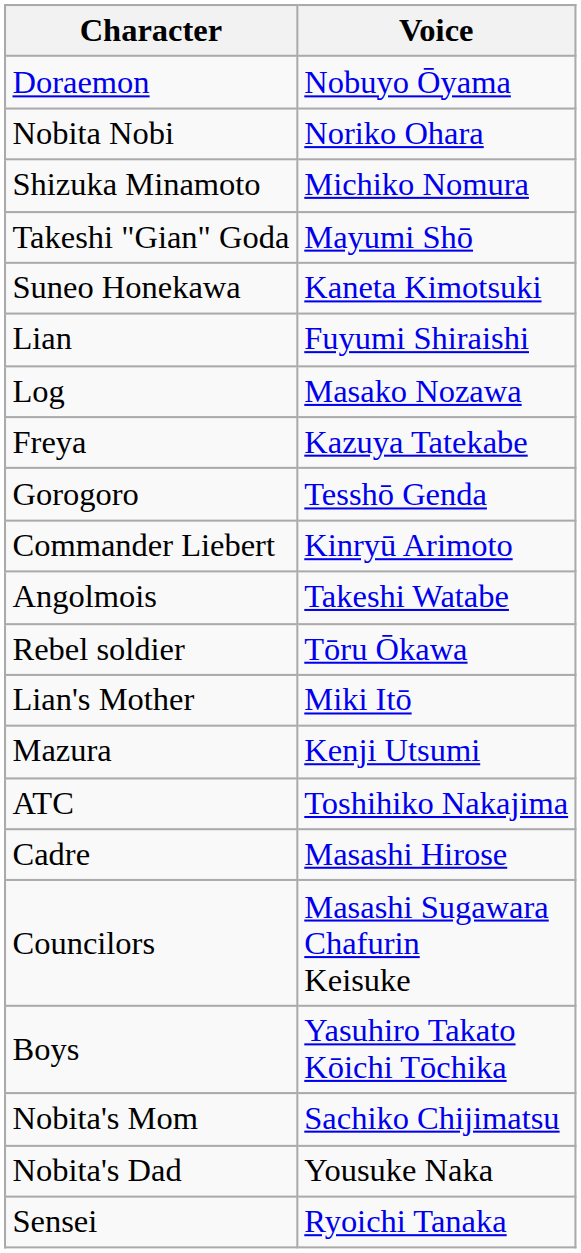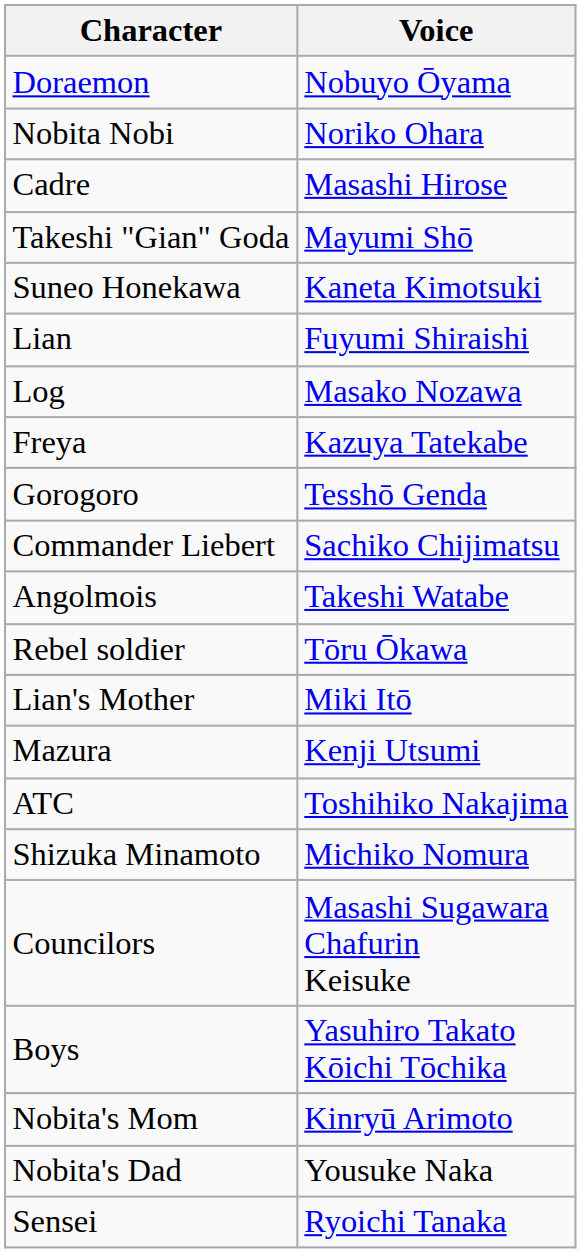rows swapped: (137, 184) <-> (51, 854)
(408, 545) Kinryū Arimoto -> (432, 545) Sachiko Chijimatsu
(432, 1118) Sachiko Chijimatsu -> (408, 1118) Kinryū Arimoto
